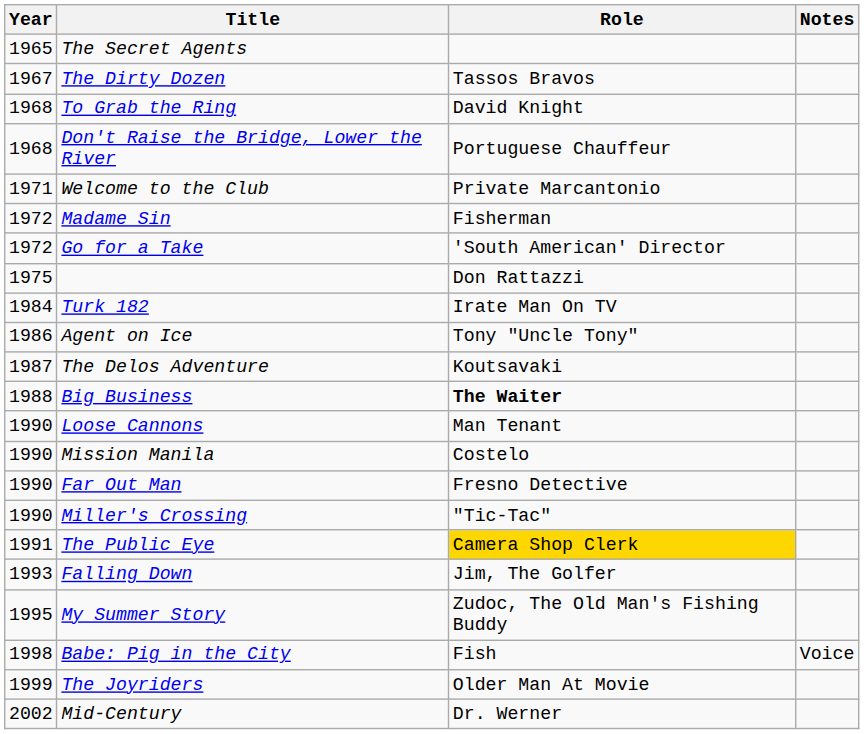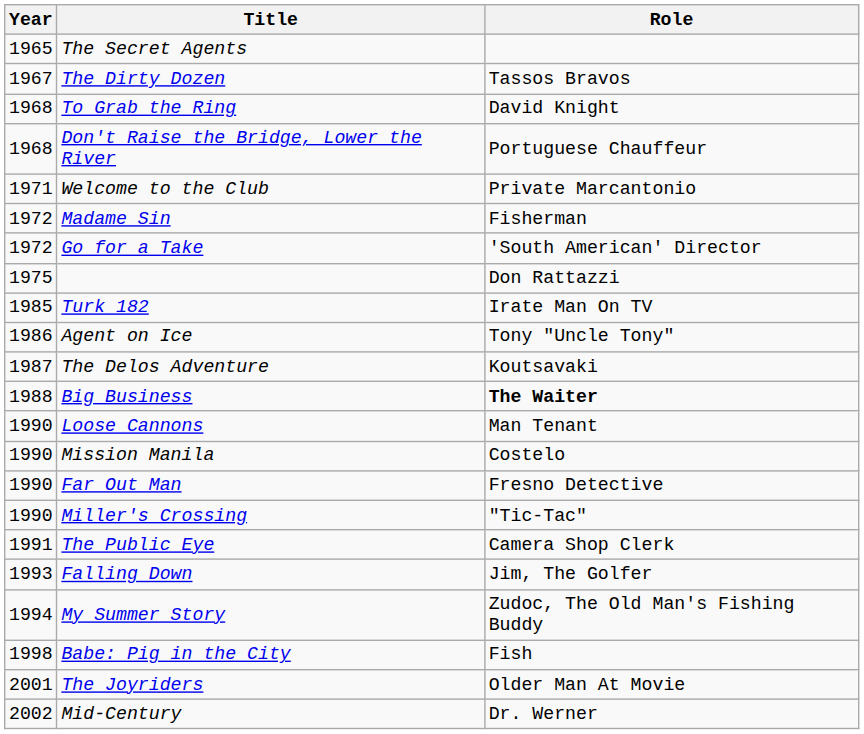- column: (827, 20)
(31, 307) 1984 -> (31, 307) 1985
(546, 545) gold background -> (581, 545) no background
(31, 615) 1995 -> (31, 615) 1994
(31, 684) 1999 -> (31, 684) 2001
